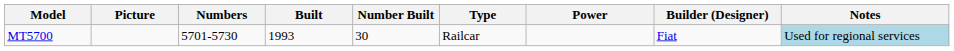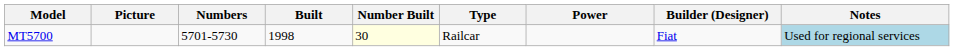(281, 35) 1993 -> (281, 35) 1998
(362, 35) no background -> (362, 35) lightyellow background
